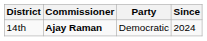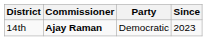(185, 28) 2024 -> (185, 28) 2023
